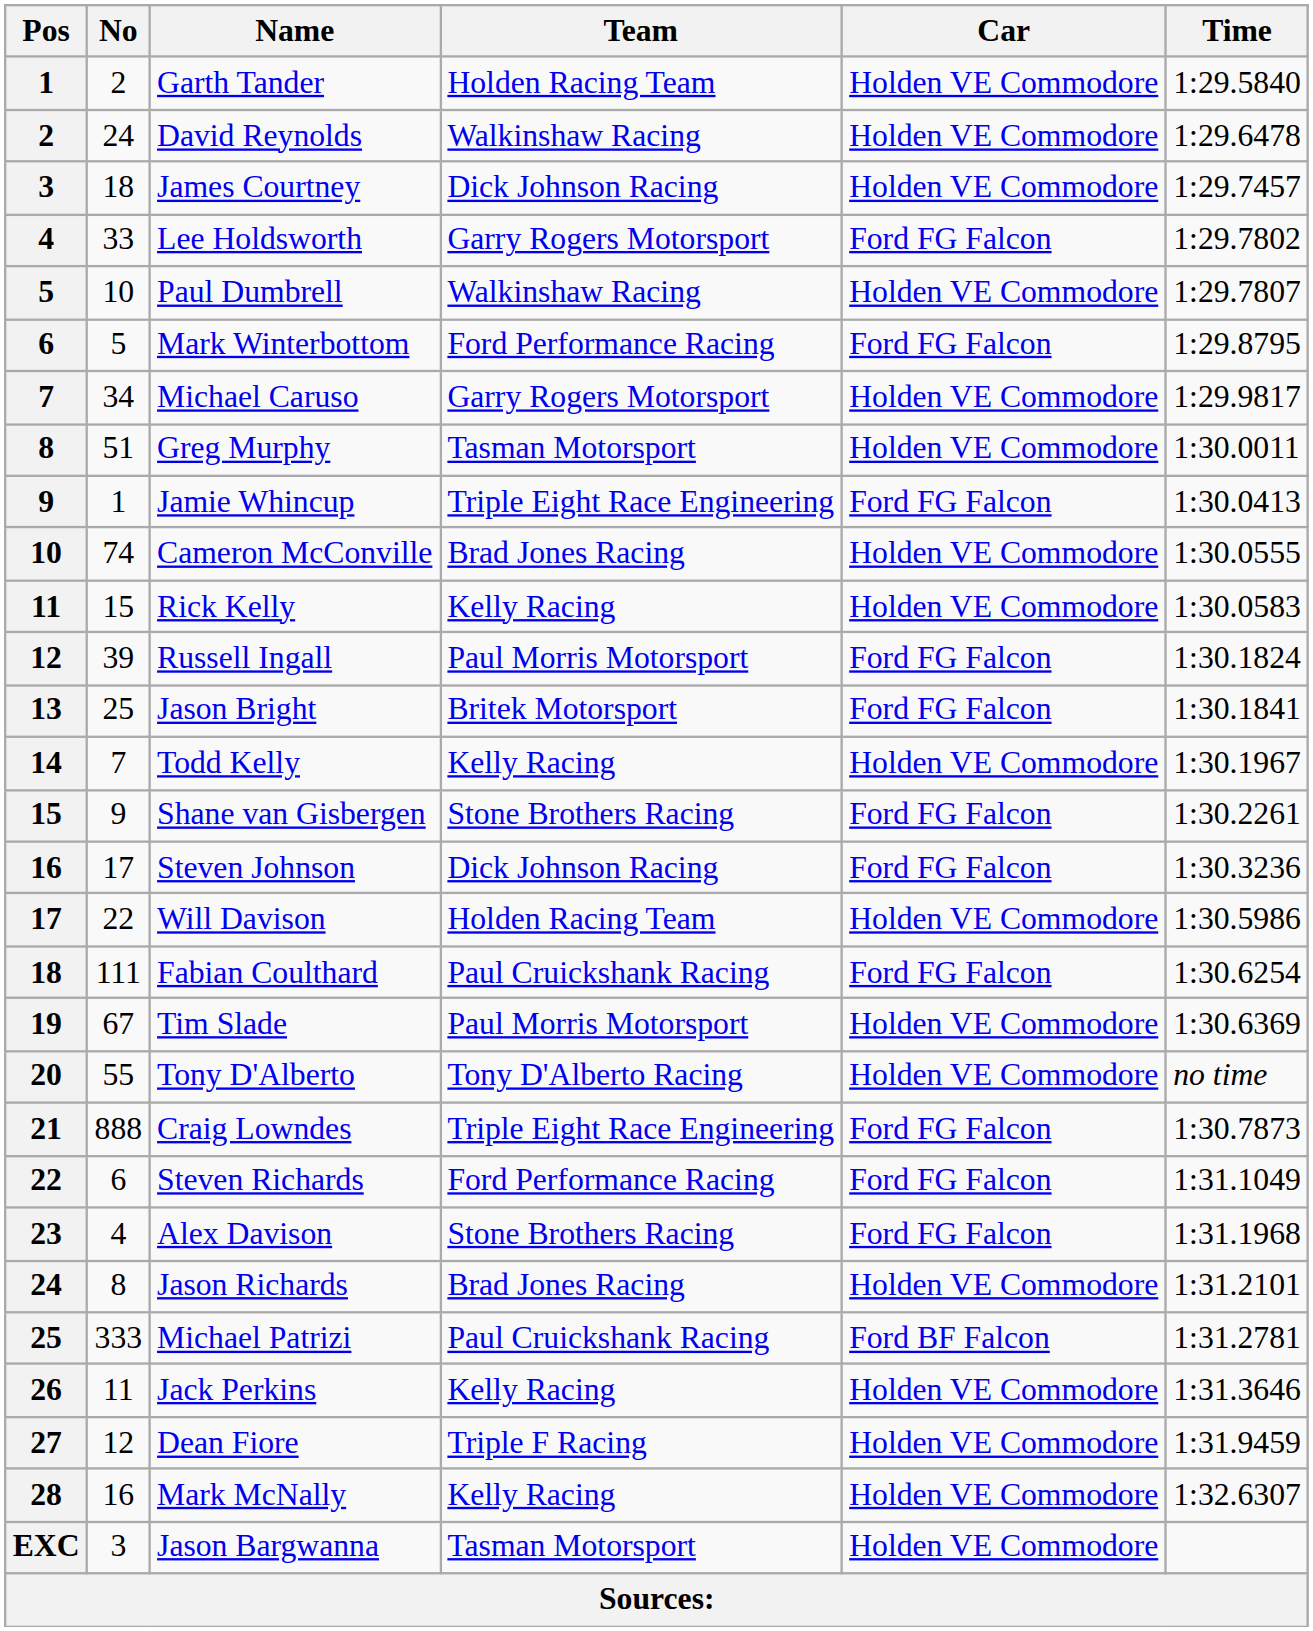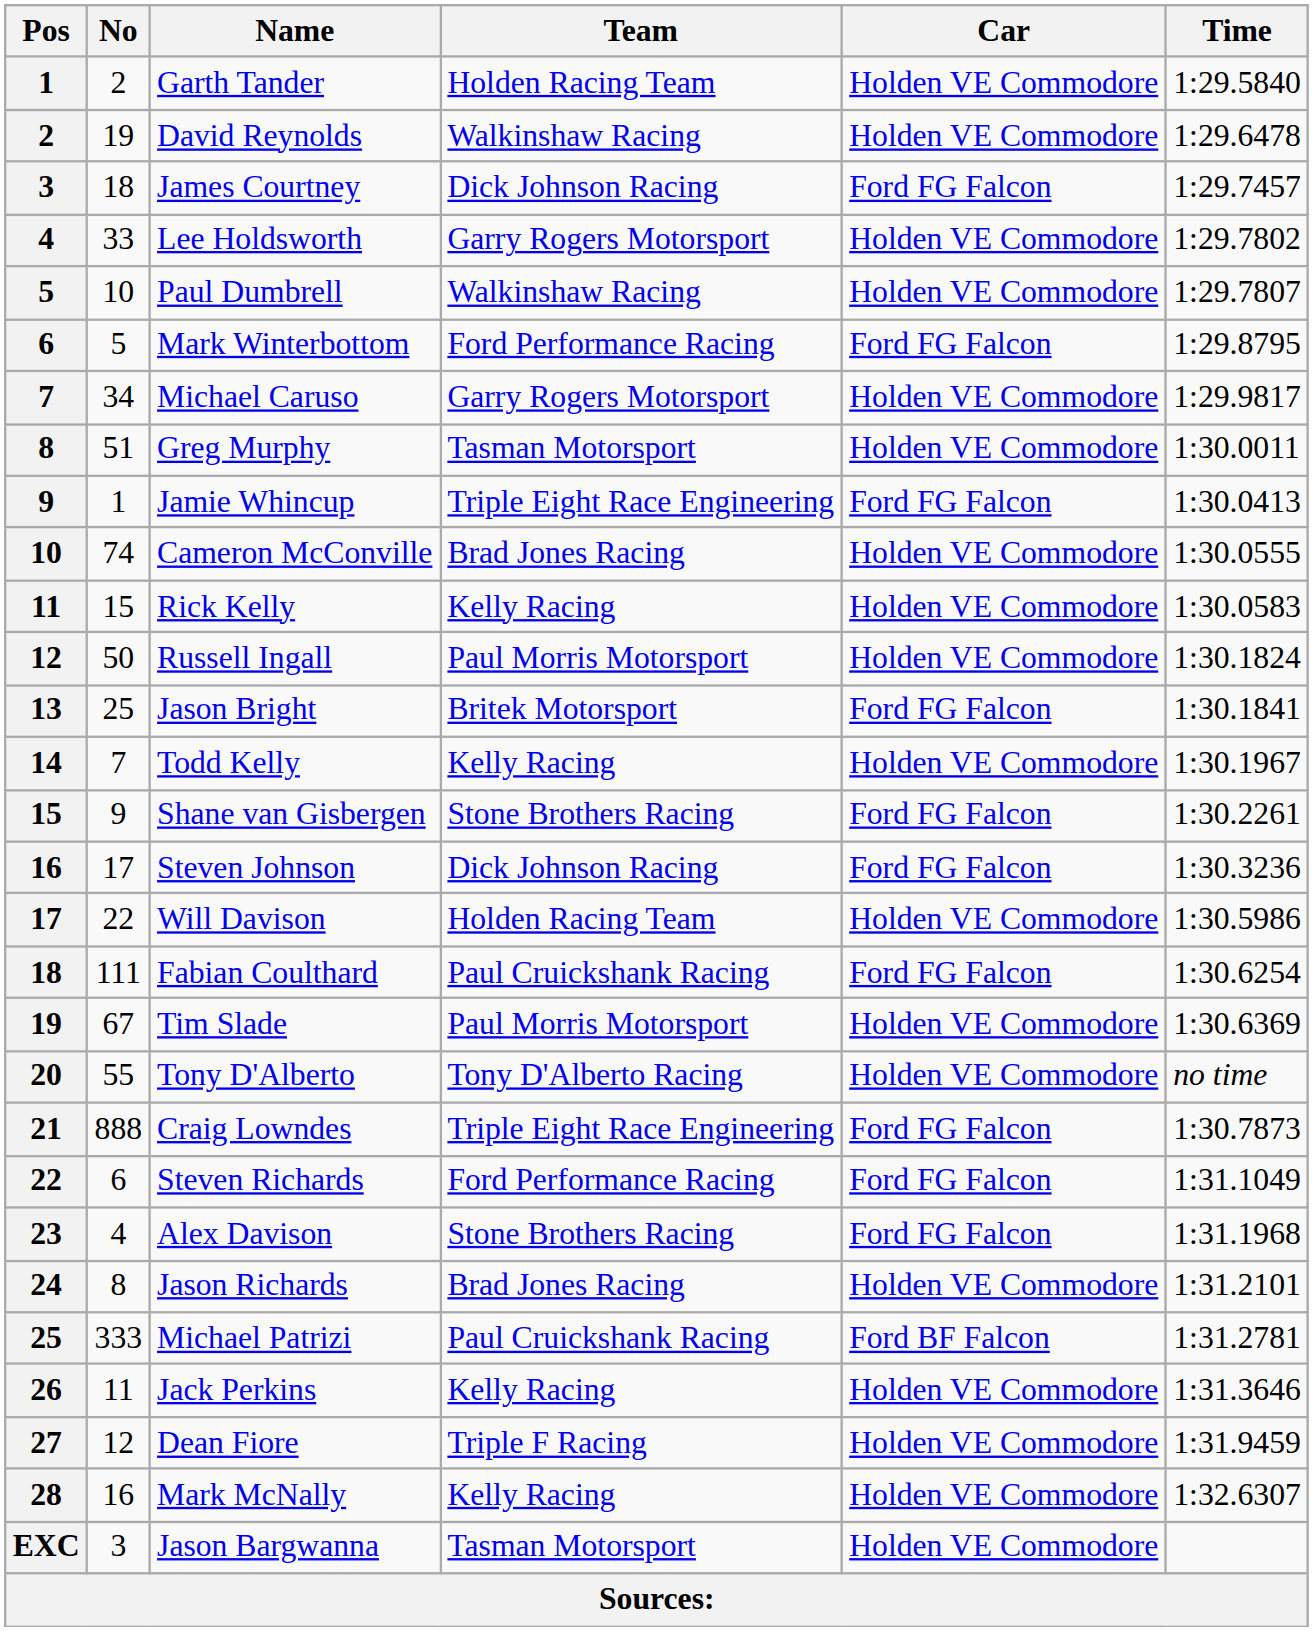(118, 134) 24 -> (118, 134) 19
(1004, 187) Holden VE Commodore -> (950, 187) Ford FG Falcon
(950, 239) Ford FG Falcon -> (1004, 239) Holden VE Commodore
(118, 657) 39 -> (118, 657) 50
(950, 657) Ford FG Falcon -> (1004, 657) Holden VE Commodore
